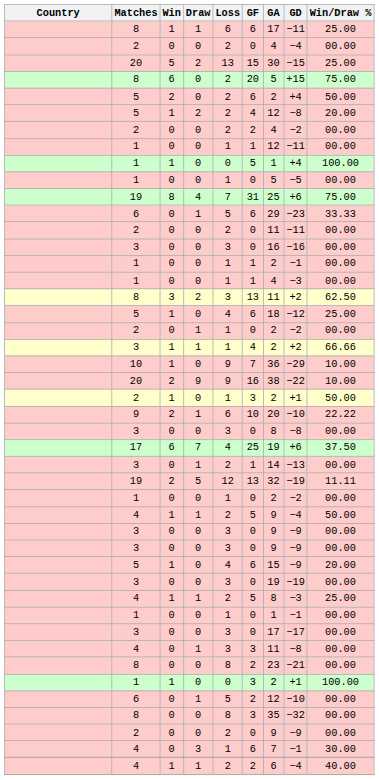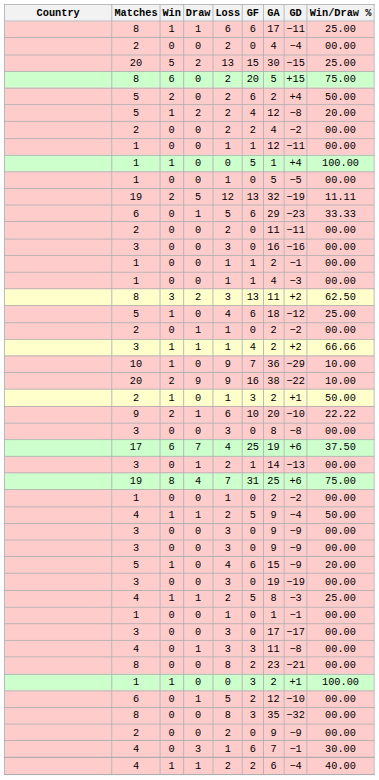rows swapped: (136, 481) <-> (136, 197)
